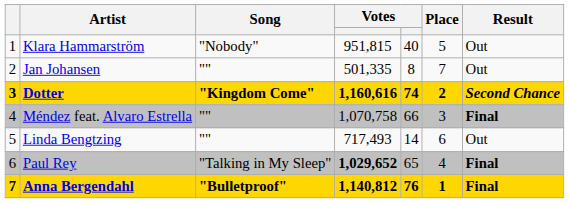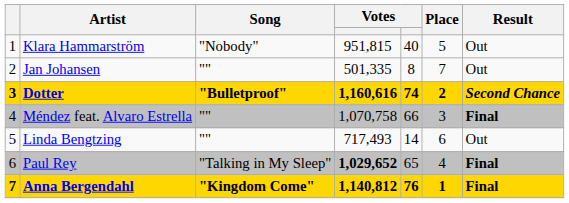(257, 92) "Kingdom Come" -> (243, 92) "Bulletproof"
(243, 186) "Bulletproof" -> (257, 186) "Kingdom Come"
